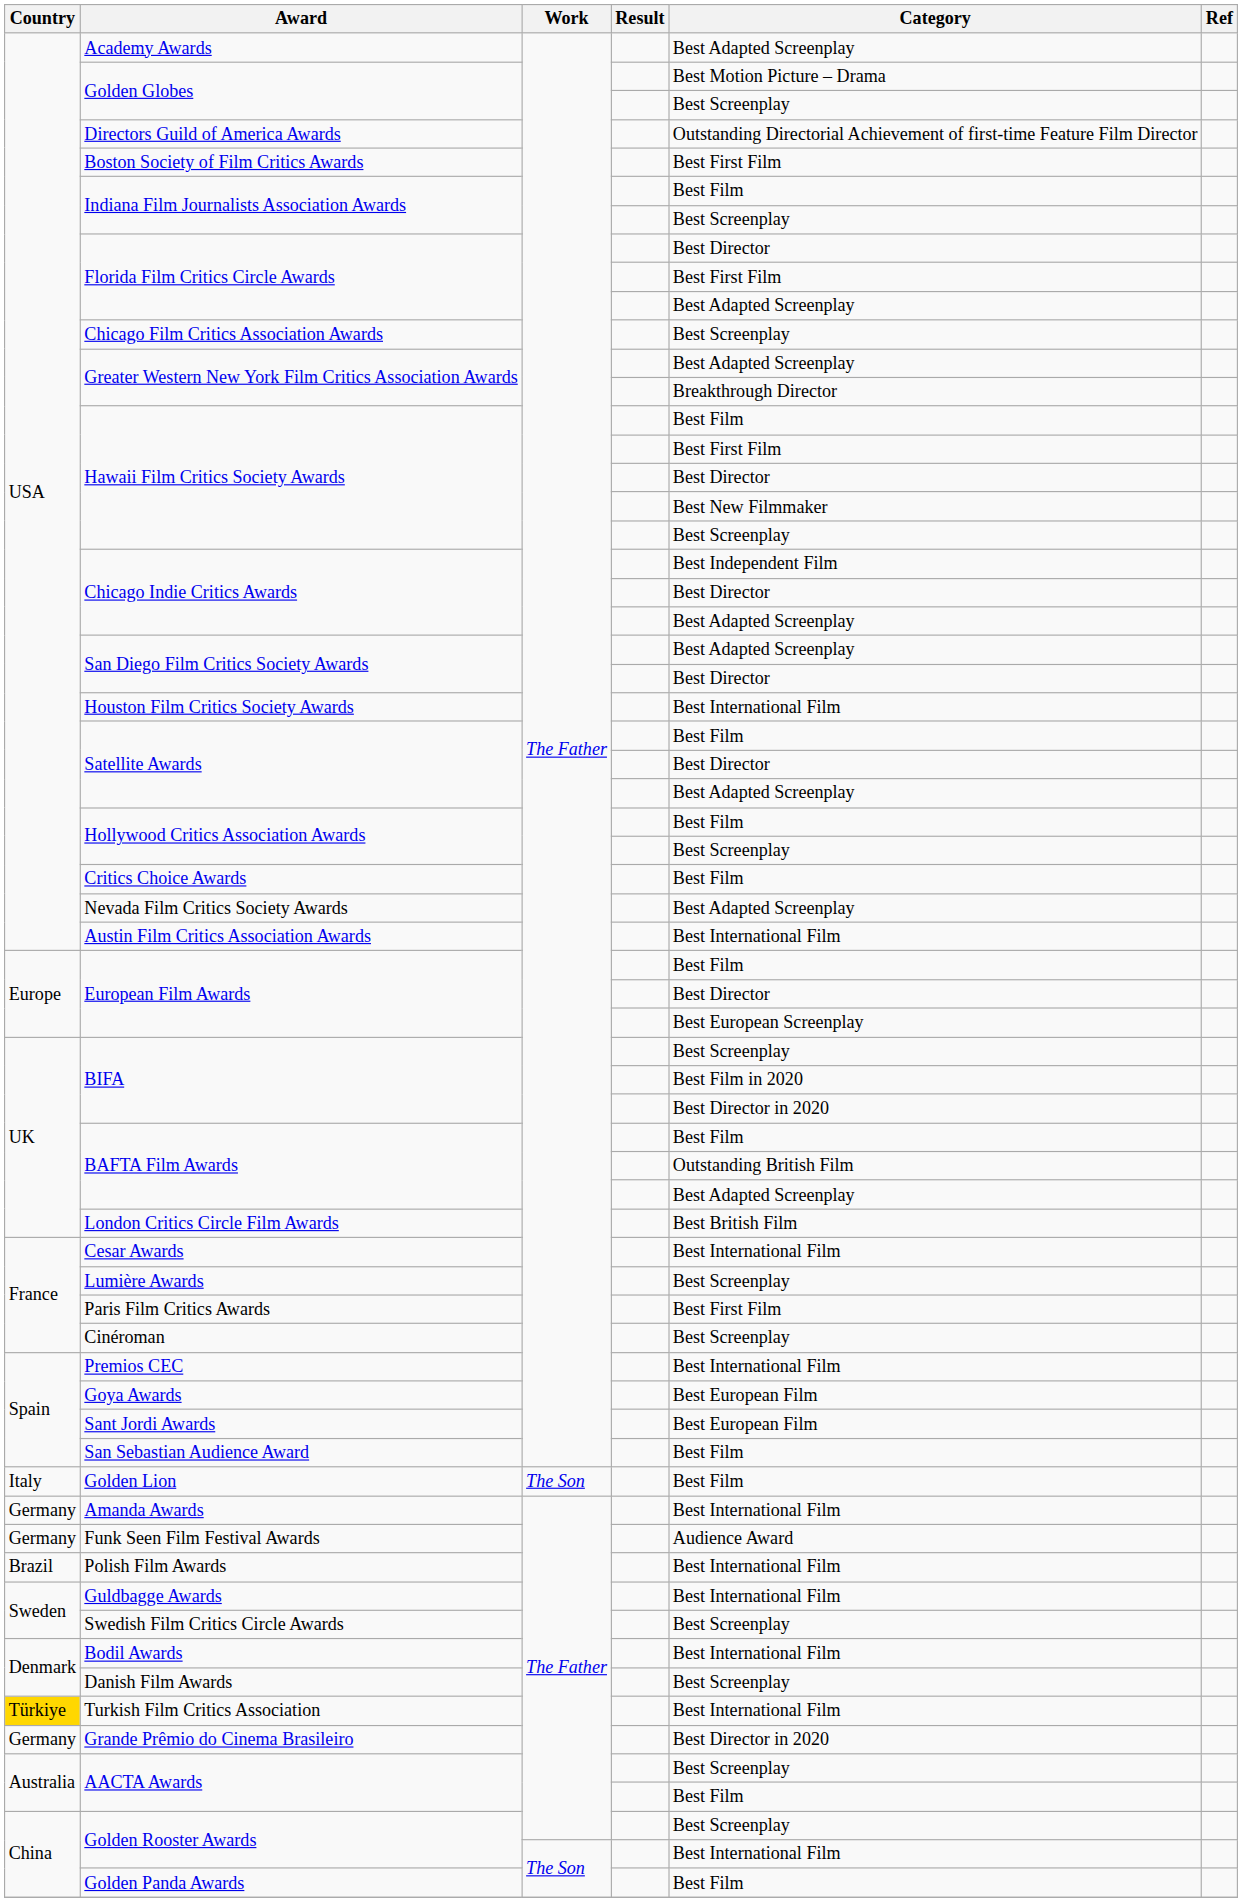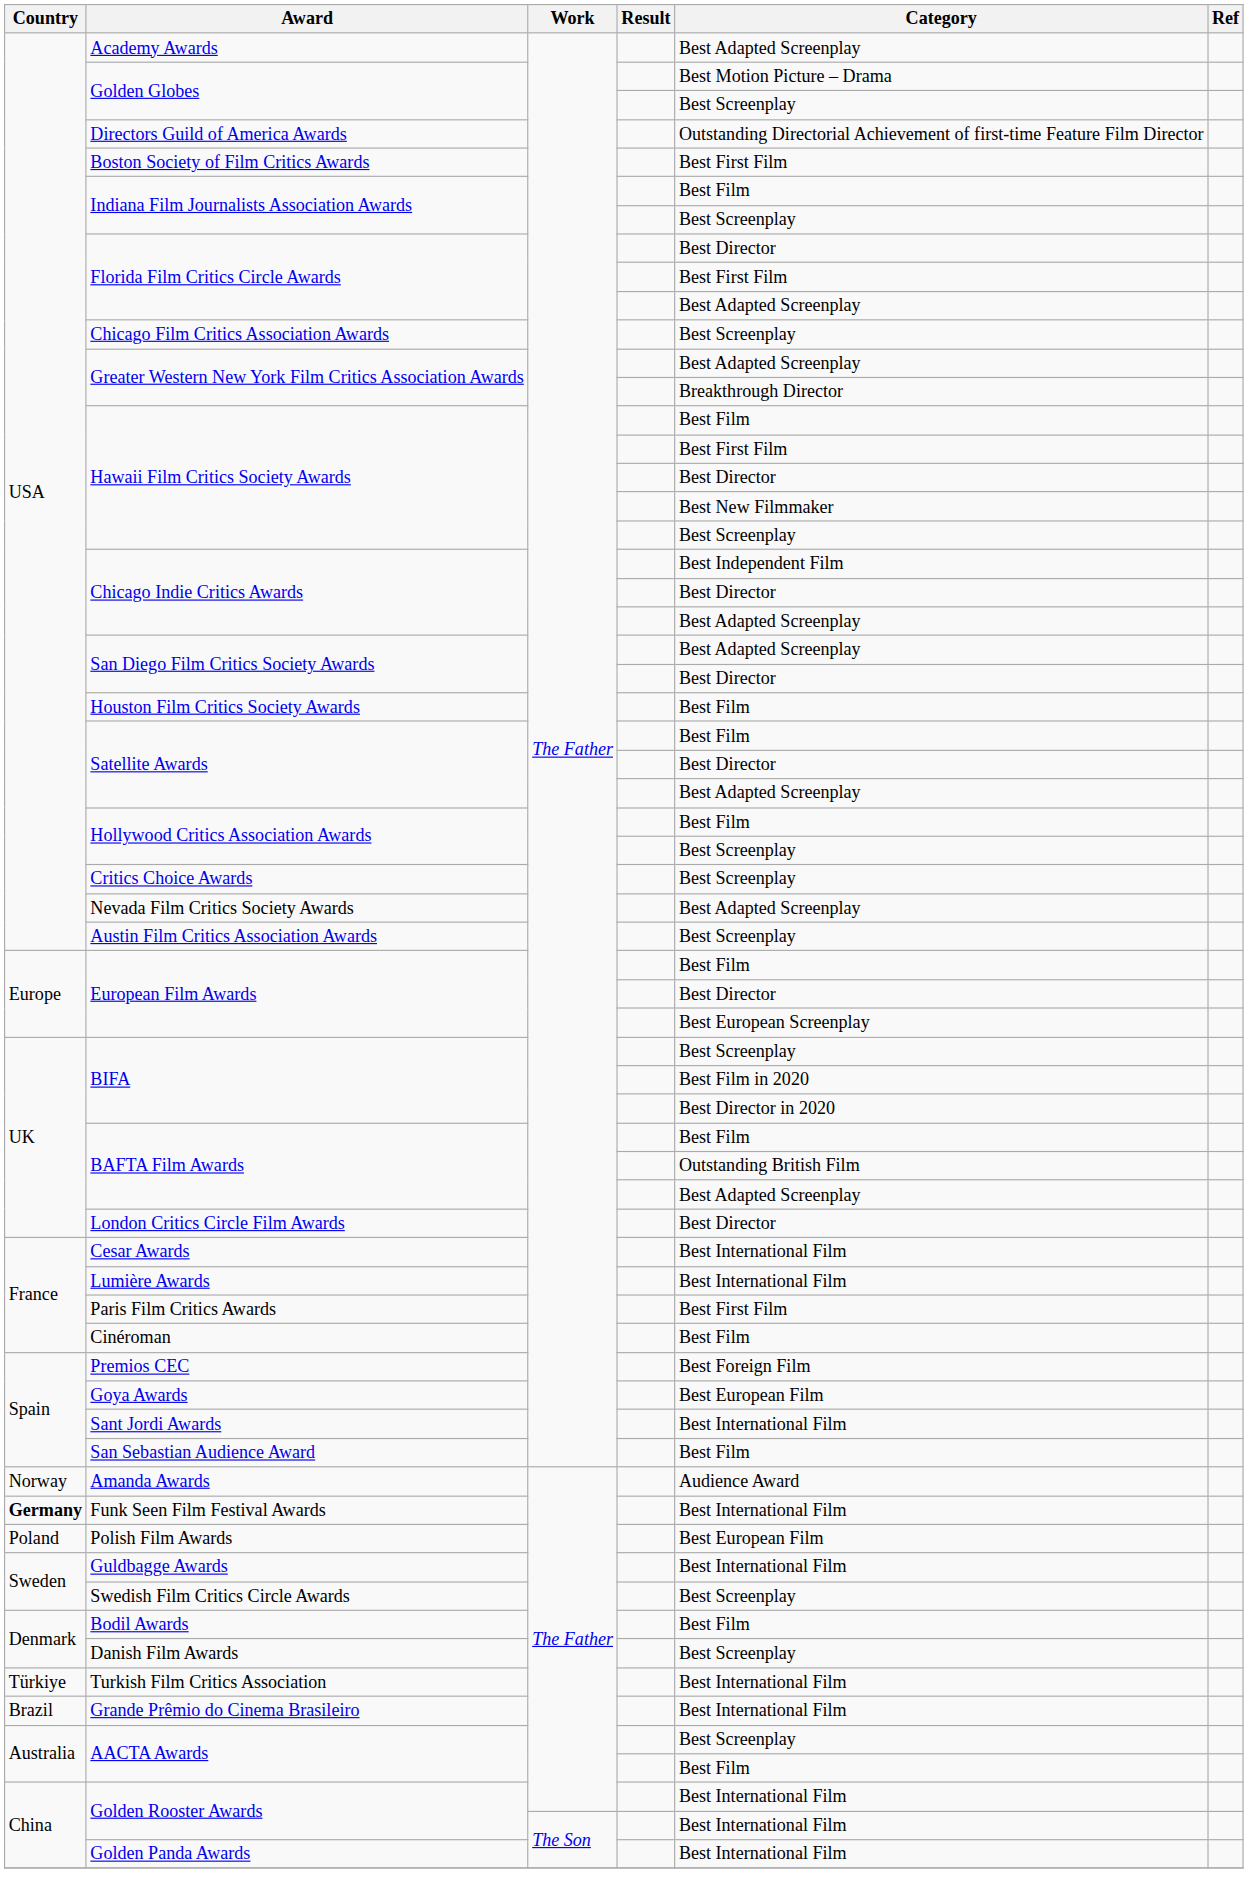(757, 707) Best International Film -> (714, 707) Best Film
(708, 879) Best Film -> (737, 879) Best Screenplay
(757, 936) Best International Film -> (737, 936) Best Screenplay
(735, 1223) Best British Film -> (727, 1223) Best Director
(731, 1280) Best Screenplay -> (763, 1280) Best International Film
(731, 1337) Best Screenplay -> (714, 1337) Best Film
(757, 1366) Best International Film -> (745, 1366) Best Foreign Film
(745, 1423) Best European Film -> (763, 1423) Best International Film
- row: (130, 1481)
(42, 1509) Germany -> (38, 1481) Norway
(757, 1509) Best International Film -> (739, 1481) Audience Award
(42, 1538) normal -> (45, 1509) bold
(733, 1538) Audience Award -> (763, 1509) Best International Film
(31, 1567) Brazil -> (34, 1538) Poland
(757, 1567) Best International Film -> (751, 1538) Best European Film
(757, 1653) Best International Film -> (714, 1624) Best Film
(37, 1710) gold background -> (37, 1681) no background
(42, 1739) Germany -> (31, 1710) Brazil
(751, 1739) Best Director in 2020 -> (763, 1710) Best International Film
(731, 1825) Best Screenplay -> (763, 1796) Best International Film
(708, 1882) Best Film -> (763, 1853) Best International Film
